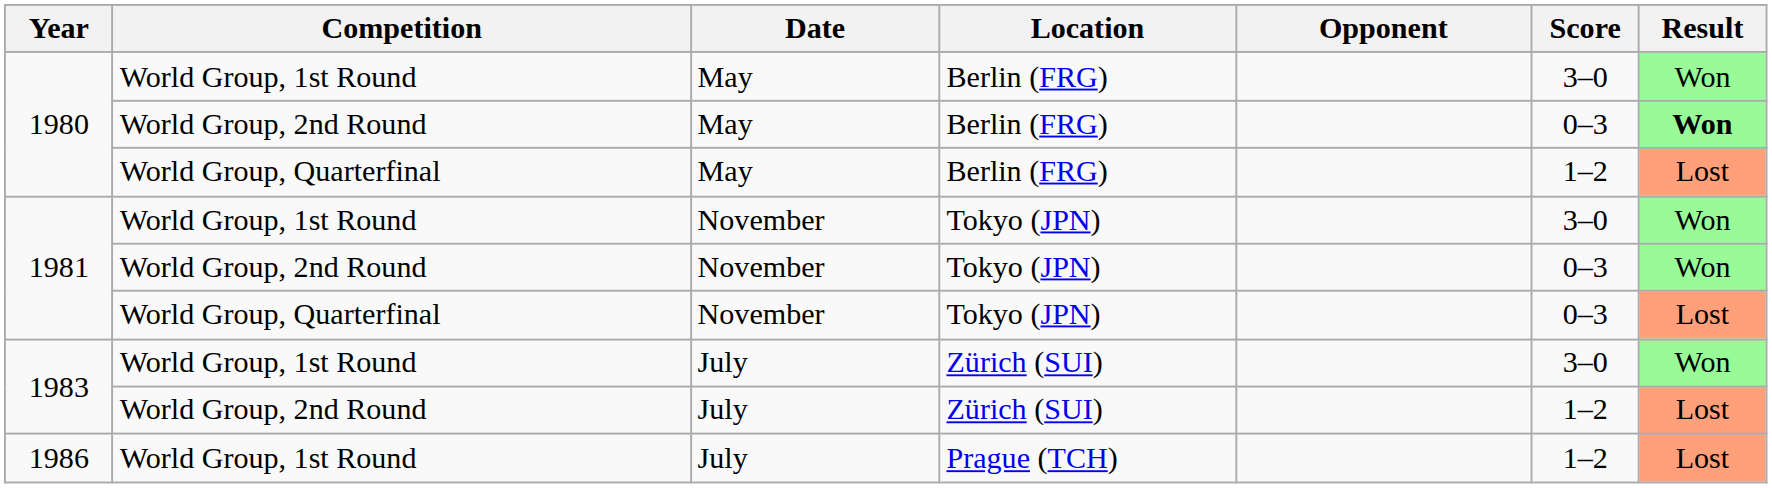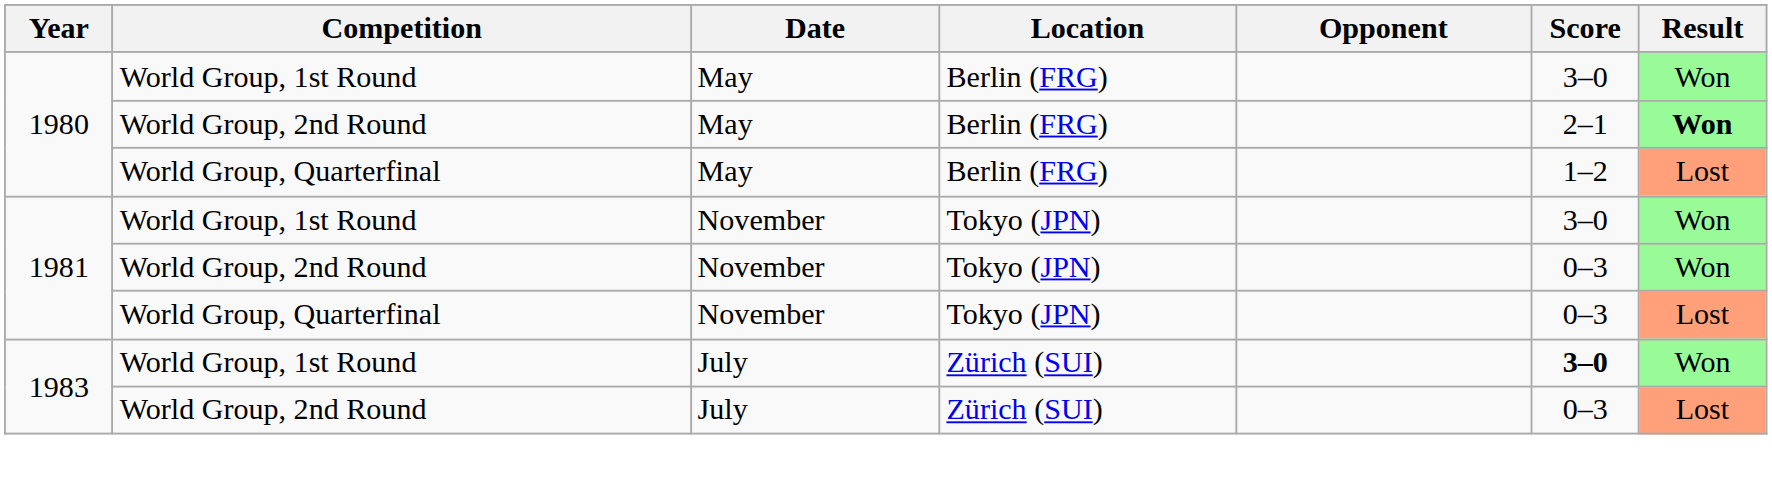(1585, 123) 0–3 -> (1585, 123) 2–1
(1585, 362) normal -> (1585, 362) bold
(1585, 409) 1–2 -> (1585, 409) 0–3
- row: (59, 457)
